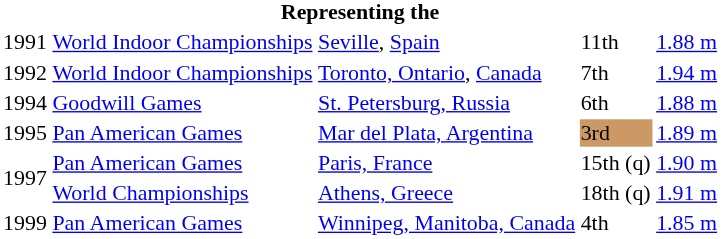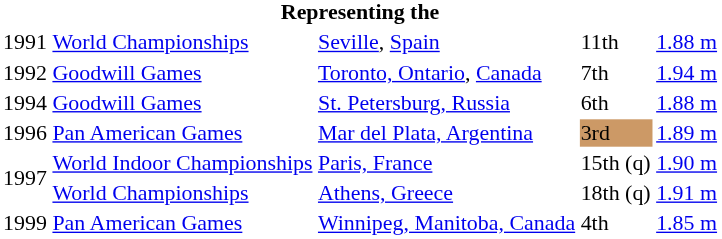(182, 42) World Indoor Championships -> (150, 42) World Championships
(182, 72) World Indoor Championships -> (127, 72) Goodwill Games
(25, 132) 1995 -> (25, 132) 1996
(147, 162) Pan American Games -> (182, 162) World Indoor Championships
